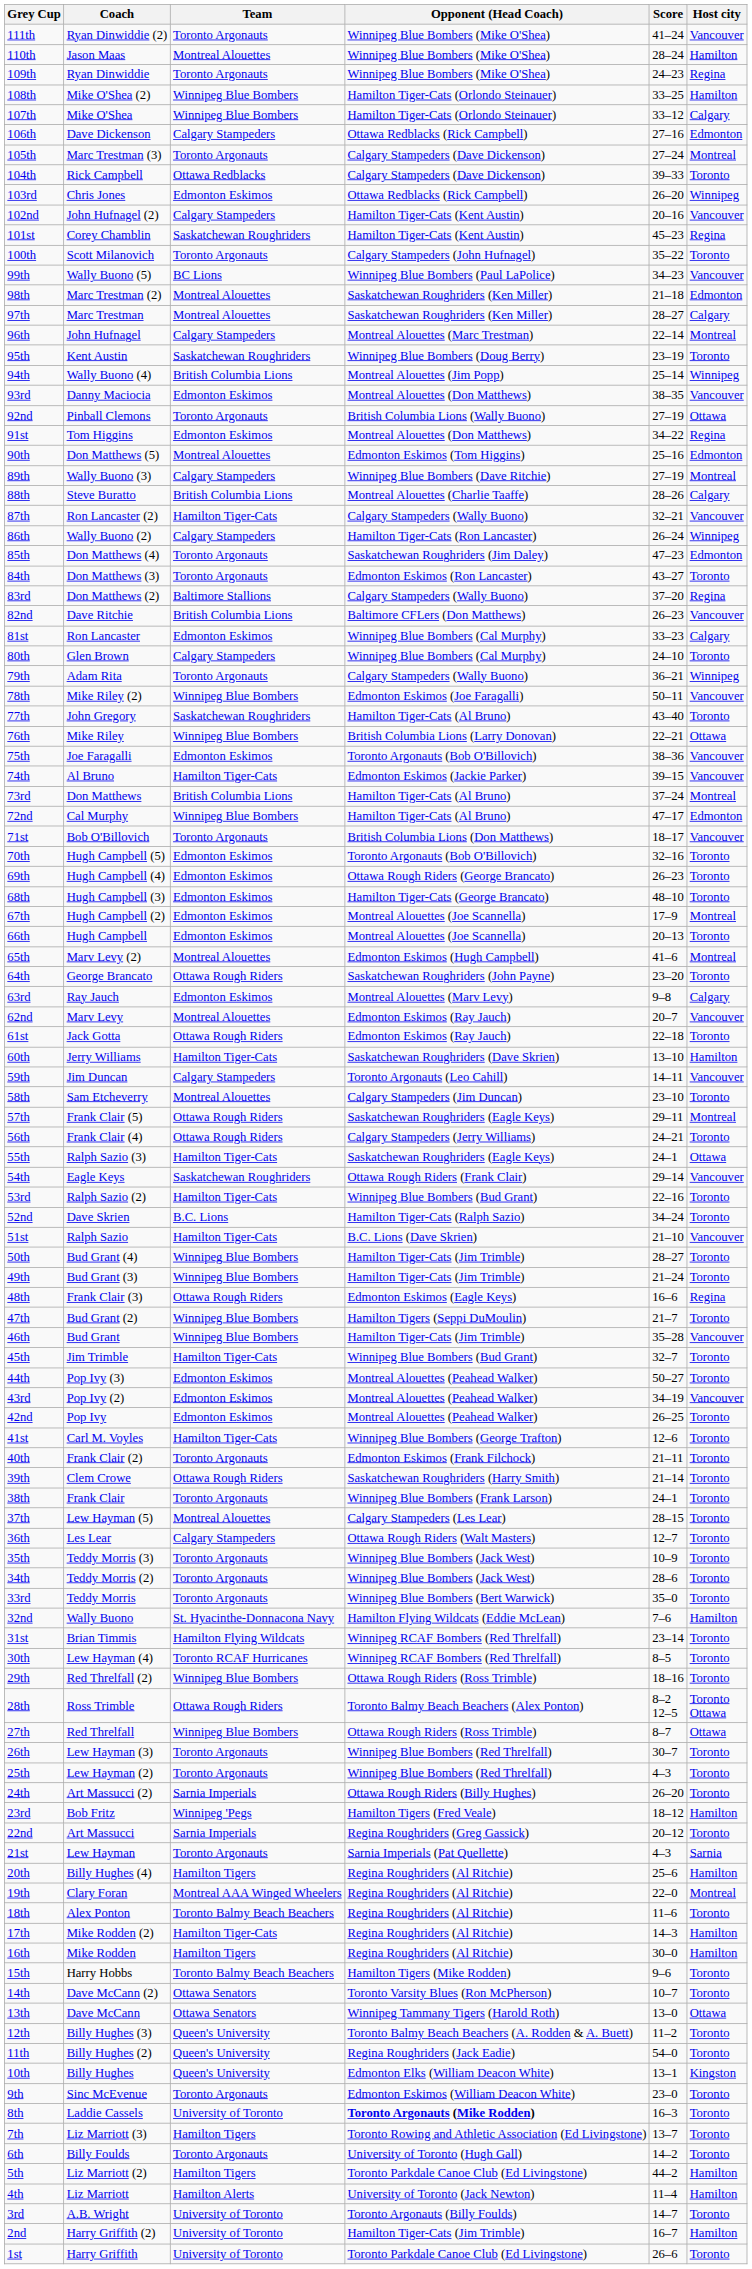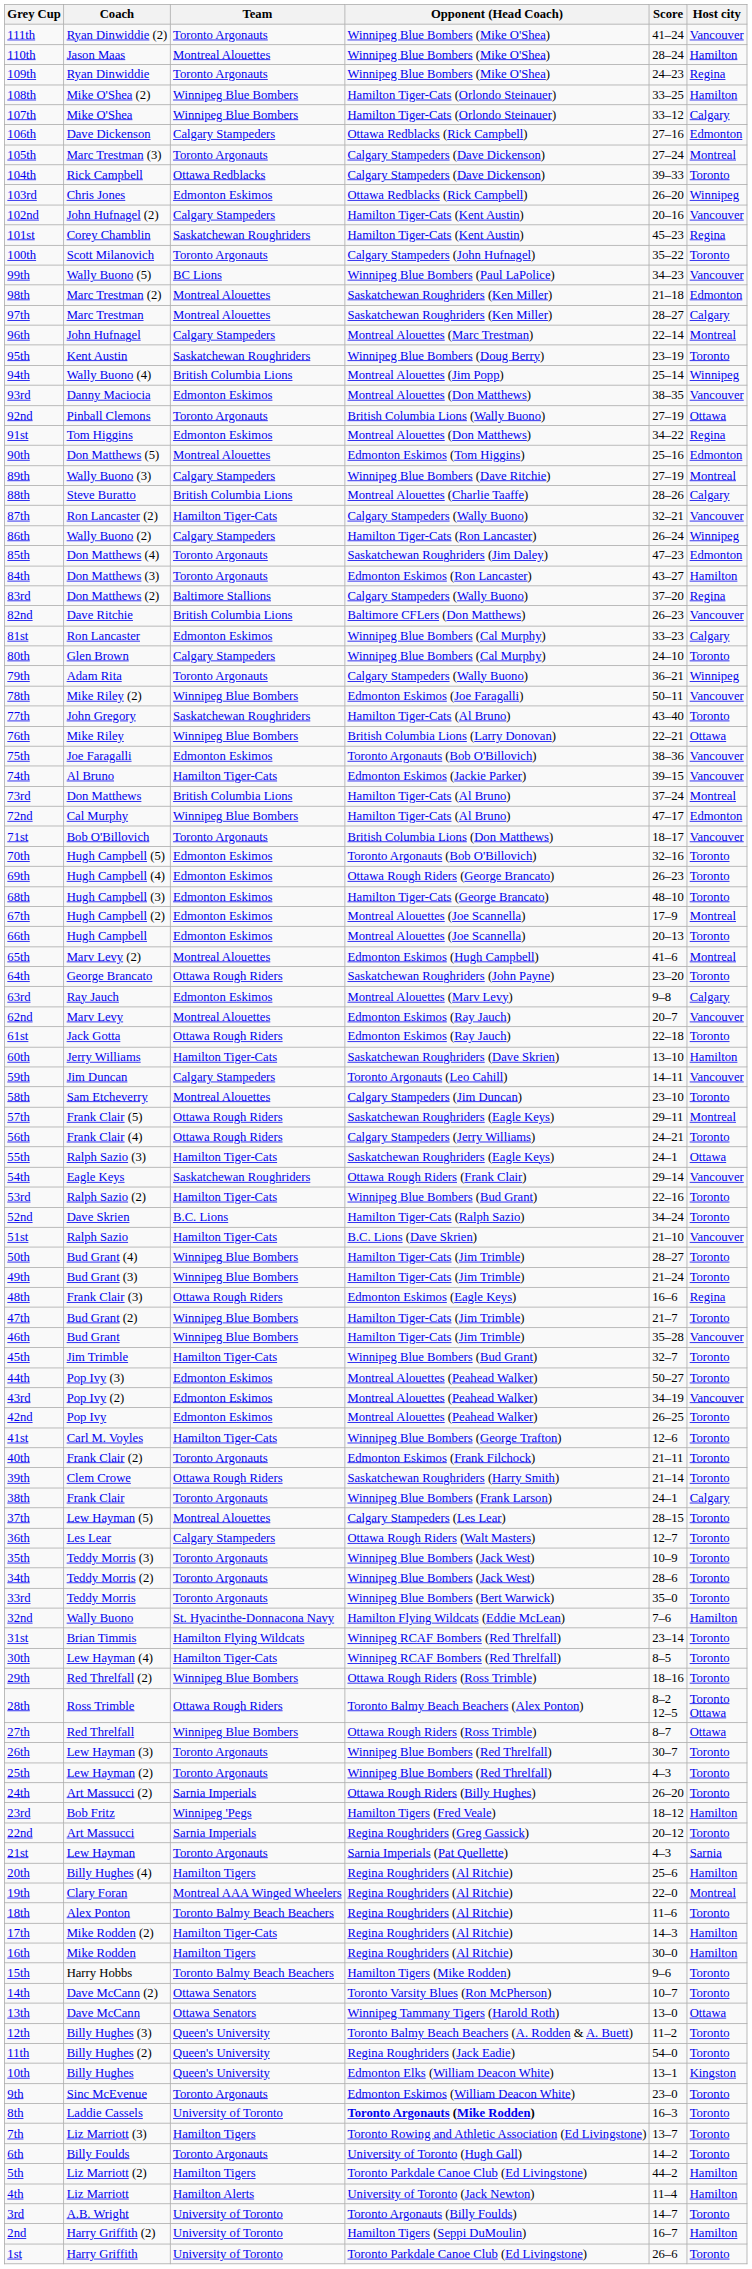(710, 575) Toronto -> (714, 575) Hamilton
(437, 1317) Hamilton Tigers (Seppi DuMoulin) -> (436, 1317) Hamilton Tiger-Cats (Jim Trimble)
(710, 1497) Toronto -> (710, 1497) Calgary
(240, 1658) Toronto RCAF Hurricanes -> (225, 1658) Hamilton Tiger-Cats
(436, 2233) Hamilton Tiger-Cats (Jim Trimble) -> (437, 2233) Hamilton Tigers (Seppi DuMoulin)
